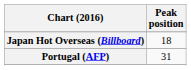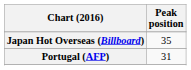(166, 40) 18 -> (166, 40) 35
